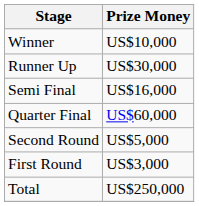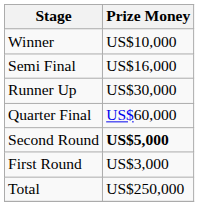rows swapped: (42, 66) <-> (42, 90)
(137, 139) normal -> (137, 139) bold
